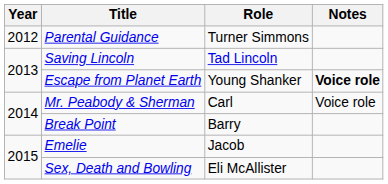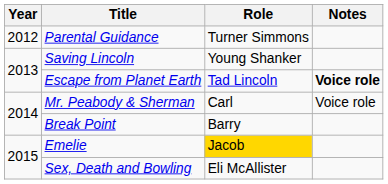(242, 59) Tad Lincoln -> (254, 59) Young Shanker
(254, 80) Young Shanker -> (242, 80) Tad Lincoln
(226, 146) no background -> (226, 146) gold background
